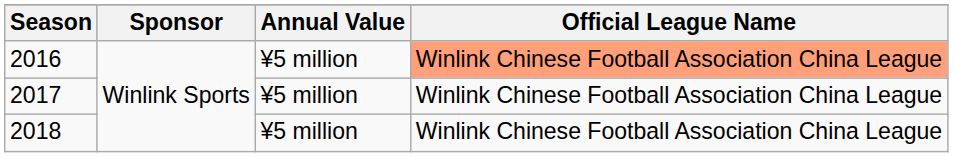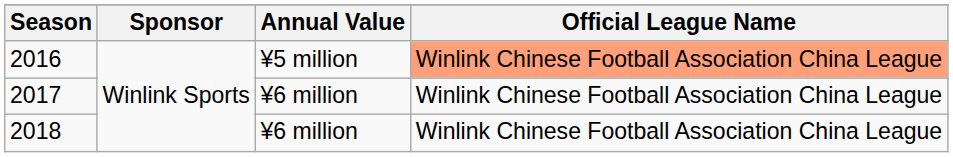(309, 95) ¥5 million -> (309, 95) ¥6 million
(309, 132) ¥5 million -> (309, 132) ¥6 million
